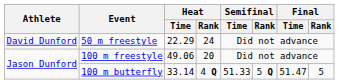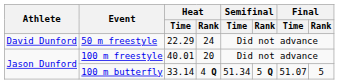(181, 56) 49.06 -> (181, 56) 40.01
(237, 71) 51.33 -> (237, 71) 51.34
(293, 71) 51.47 -> (293, 71) 51.07
